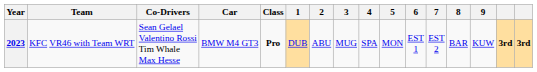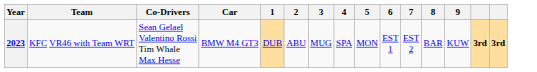- column: (273, 12)
